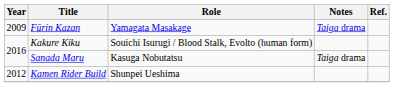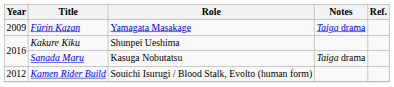(211, 43) Souichi Isurugi / Blood Stalk, Evolto (human form) -> (145, 43) Shunpei Ueshima
(145, 74) Shunpei Ueshima -> (211, 74) Souichi Isurugi / Blood Stalk, Evolto (human form)
